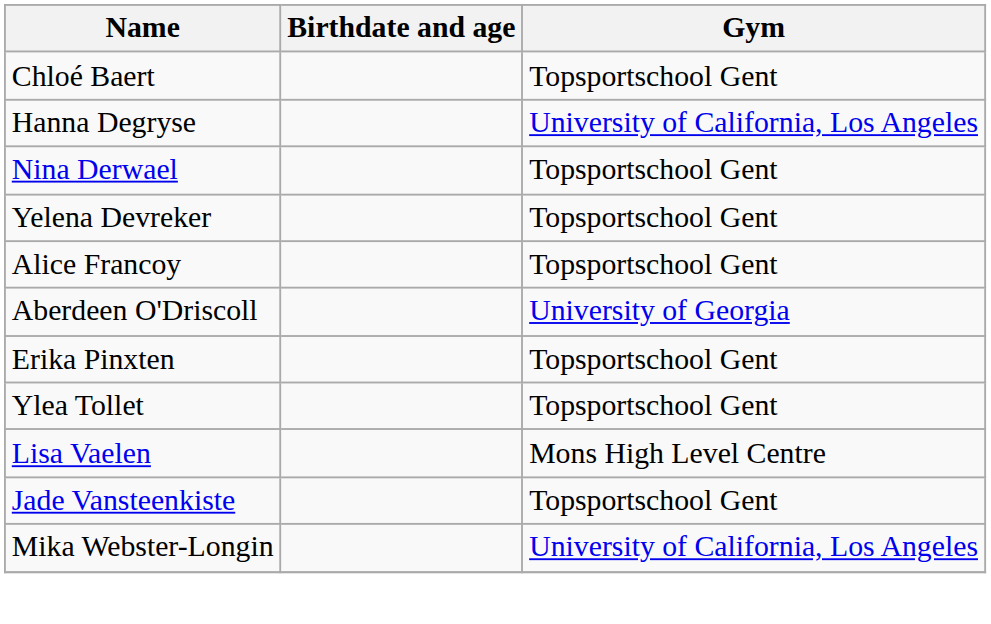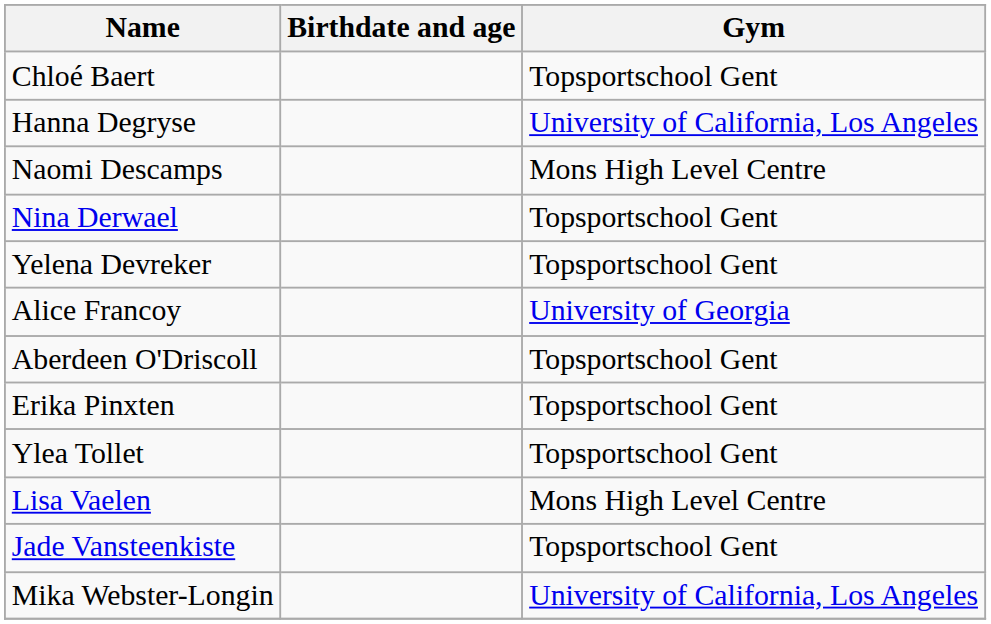+ row: (117, 169)
(653, 264) Topsportschool Gent -> (659, 311) University of Georgia
(659, 311) University of Georgia -> (653, 358) Topsportschool Gent
